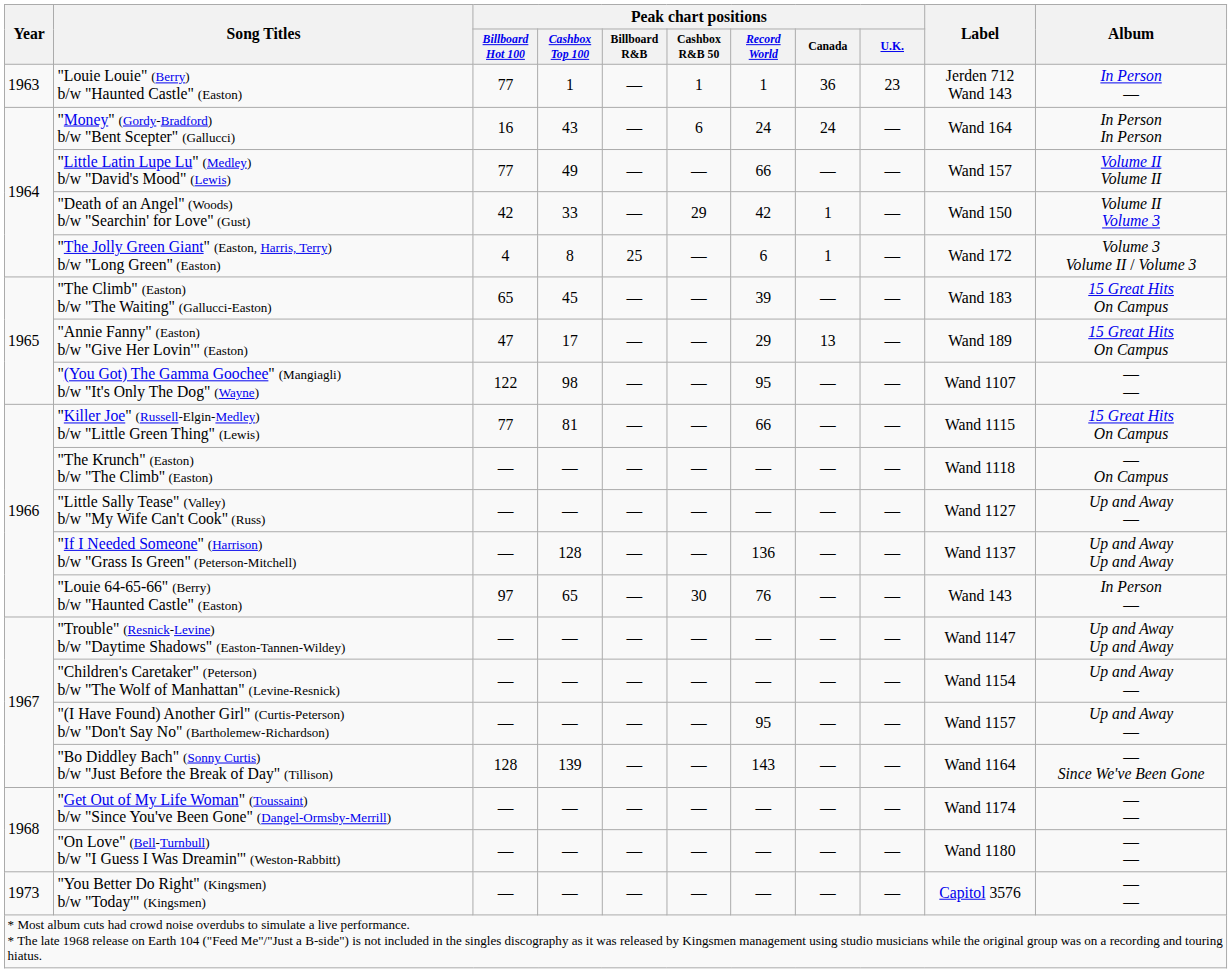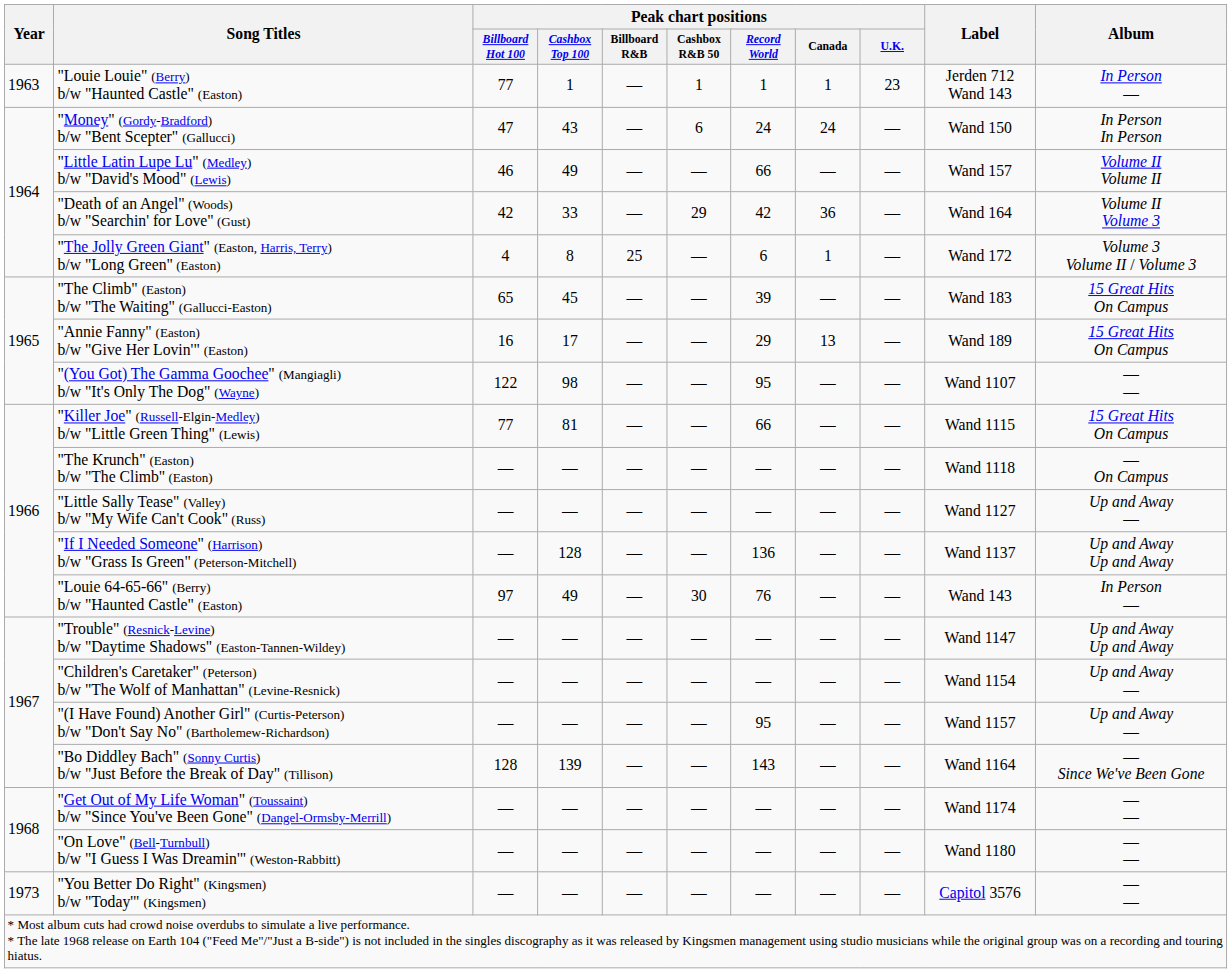(828, 85) 36 -> (828, 85) 1
(505, 128) 16 -> (505, 128) 47
(980, 128) Wand 164 -> (980, 128) Wand 150
(505, 170) 77 -> (505, 170) 46
(828, 213) 1 -> (828, 213) 36
(980, 213) Wand 150 -> (980, 213) Wand 164
(505, 340) 47 -> (505, 340) 16
(570, 595) 65 -> (570, 595) 49
